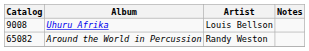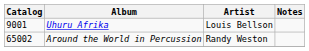(17, 25) 9008 -> (17, 25) 9001
(19, 39) 65082 -> (19, 39) 65002
